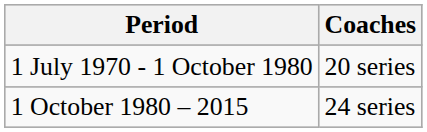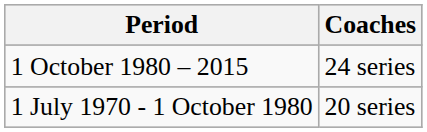rows swapped: (162, 65) <-> (130, 106)
